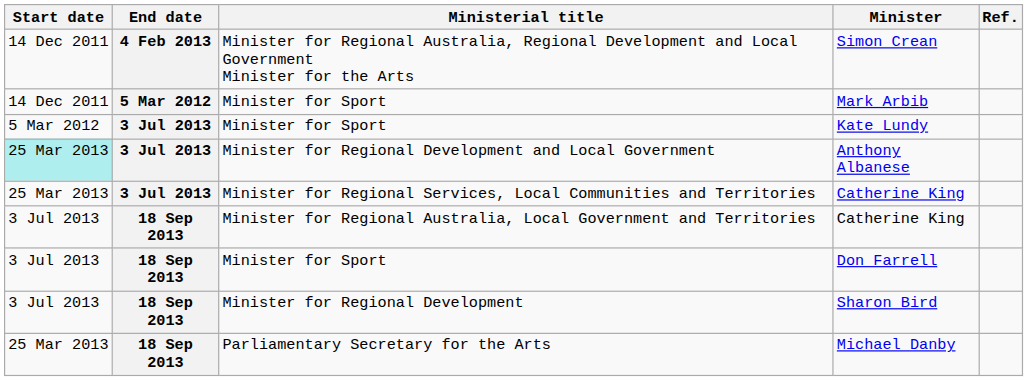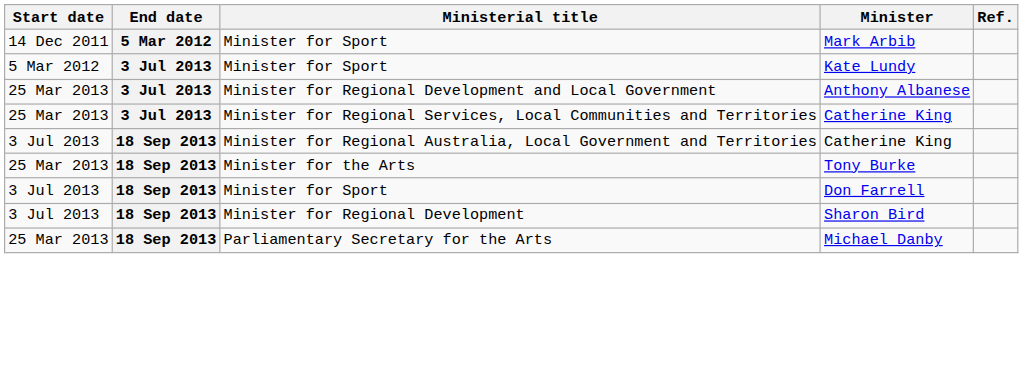- row: (510, 59)
(58, 151) paleturquoise background -> (58, 91) no background
+ row: (319, 166)
